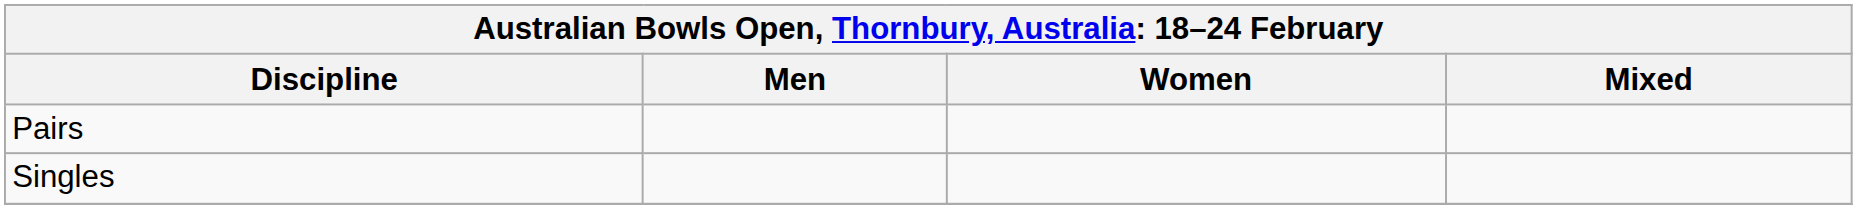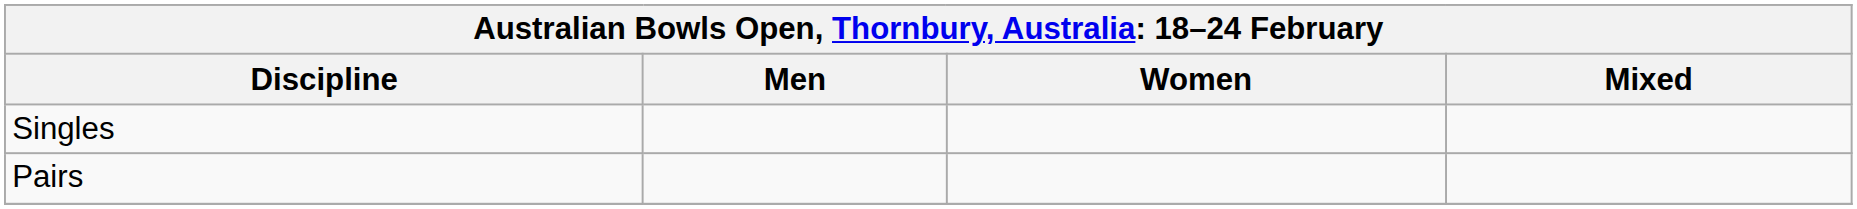rows swapped: (63, 177) <-> (48, 128)
